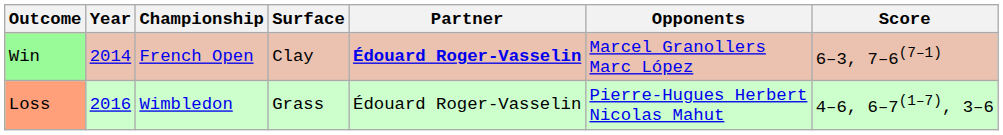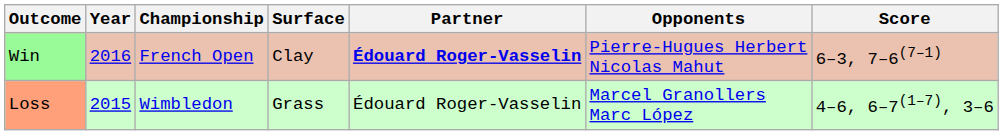(110, 57) 2014 -> (110, 57) 2016
(678, 57) Marcel Granollers Marc López -> (698, 57) Pierre-Hugues Herbert Nicolas Mahut
(110, 105) 2016 -> (110, 105) 2015
(698, 105) Pierre-Hugues Herbert Nicolas Mahut -> (678, 105) Marcel Granollers Marc López
